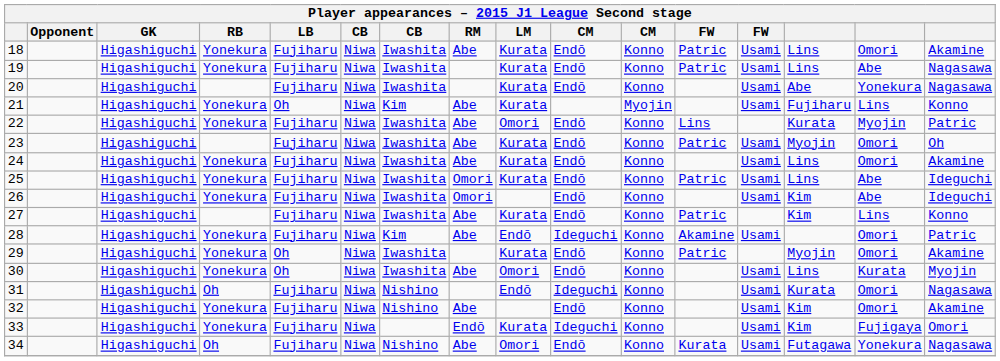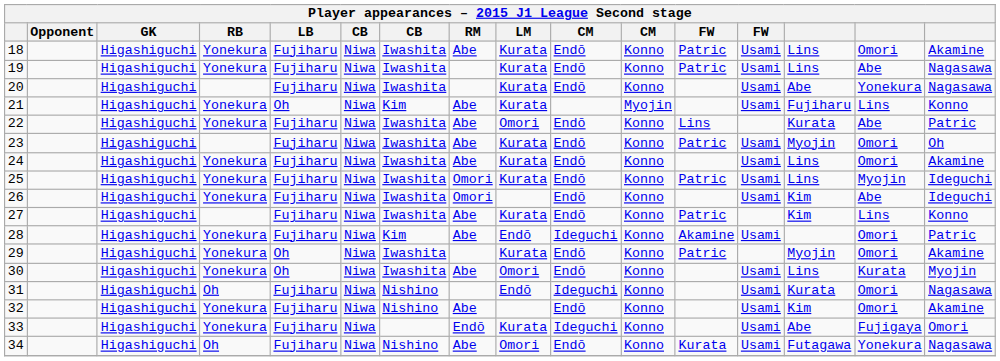(882, 124) Myojin -> (870, 124) Abe
(870, 179) Abe -> (882, 179) Myojin
(799, 327) Kim -> (799, 327) Abe
